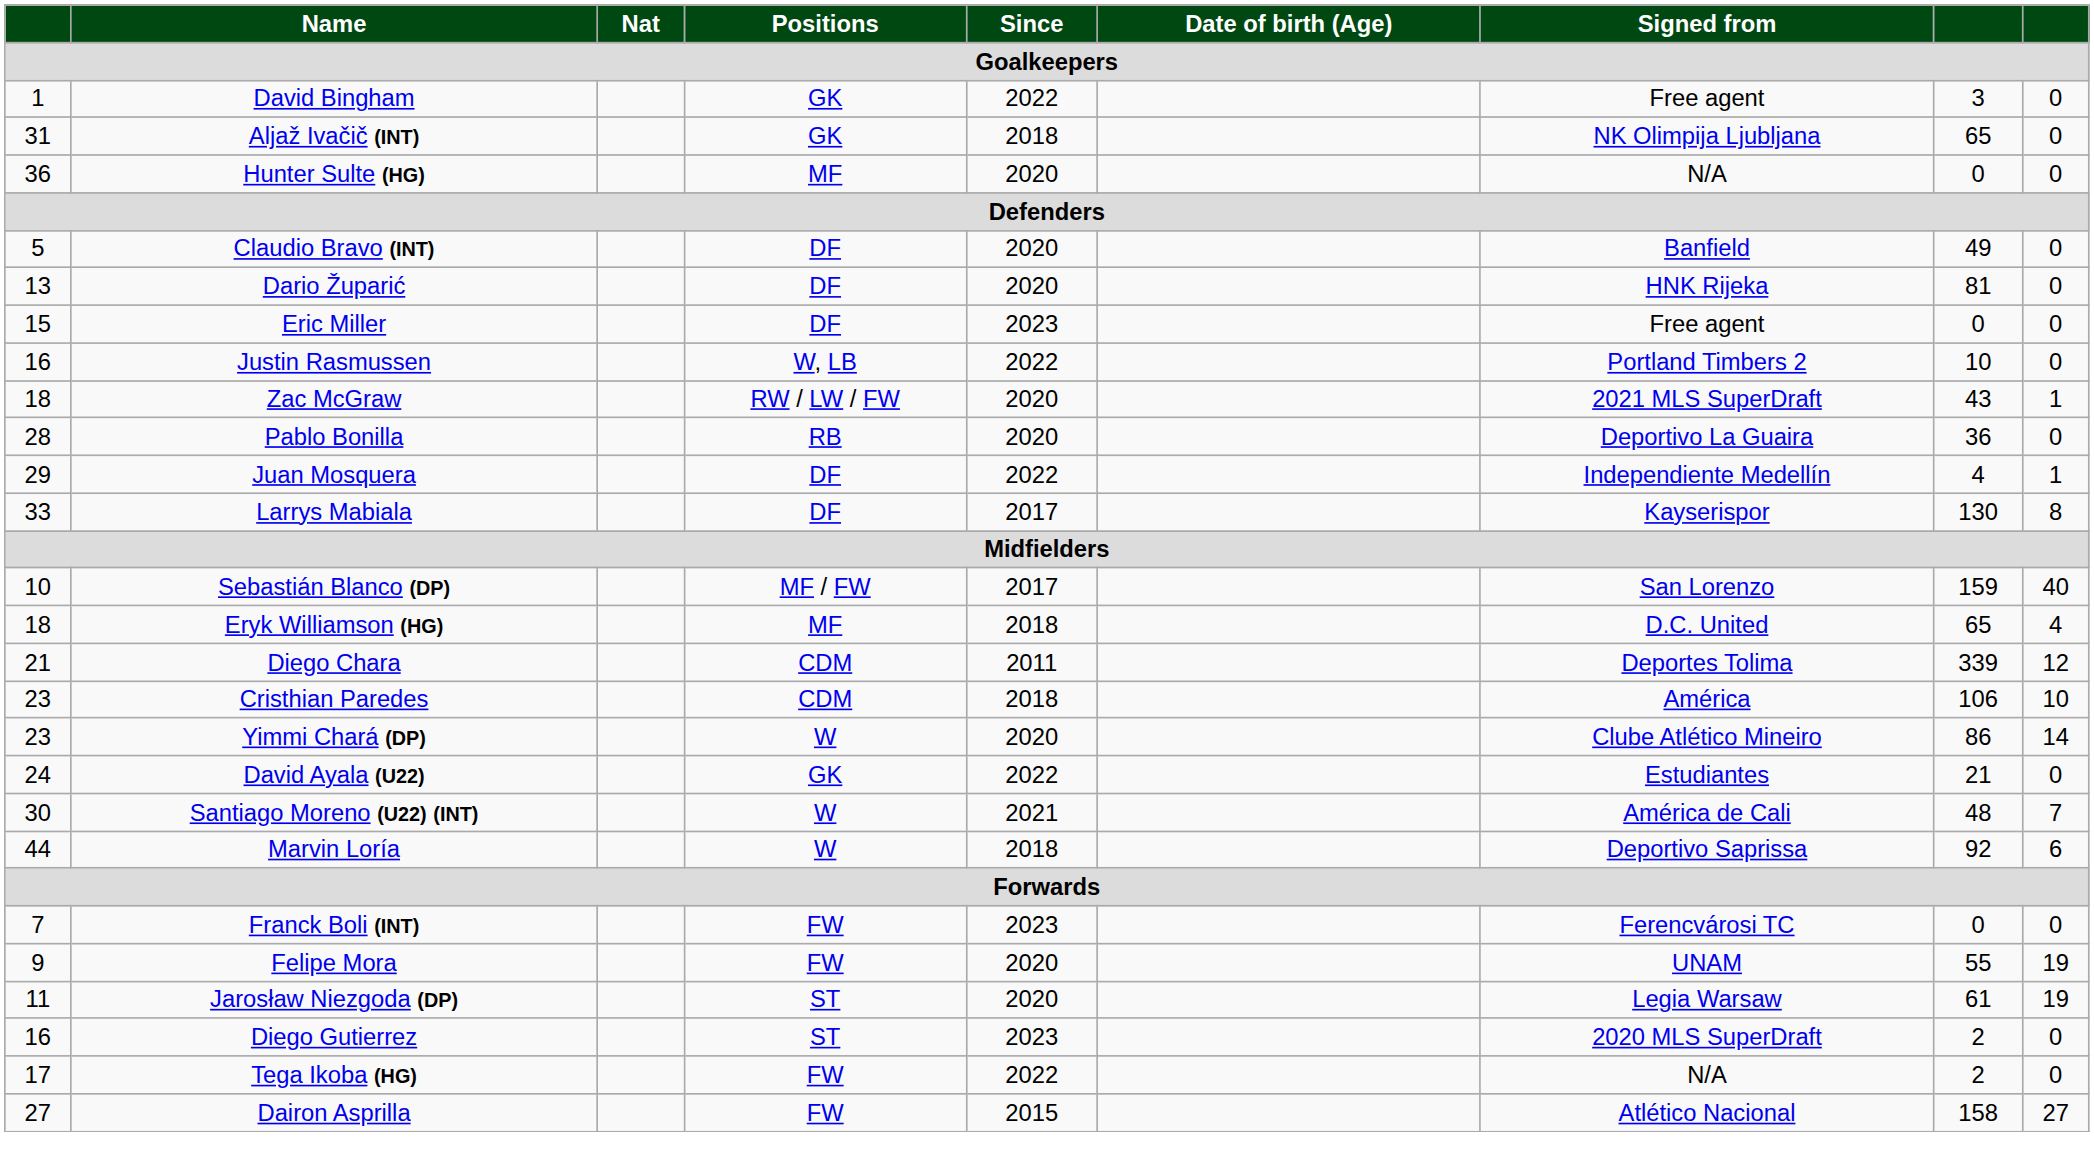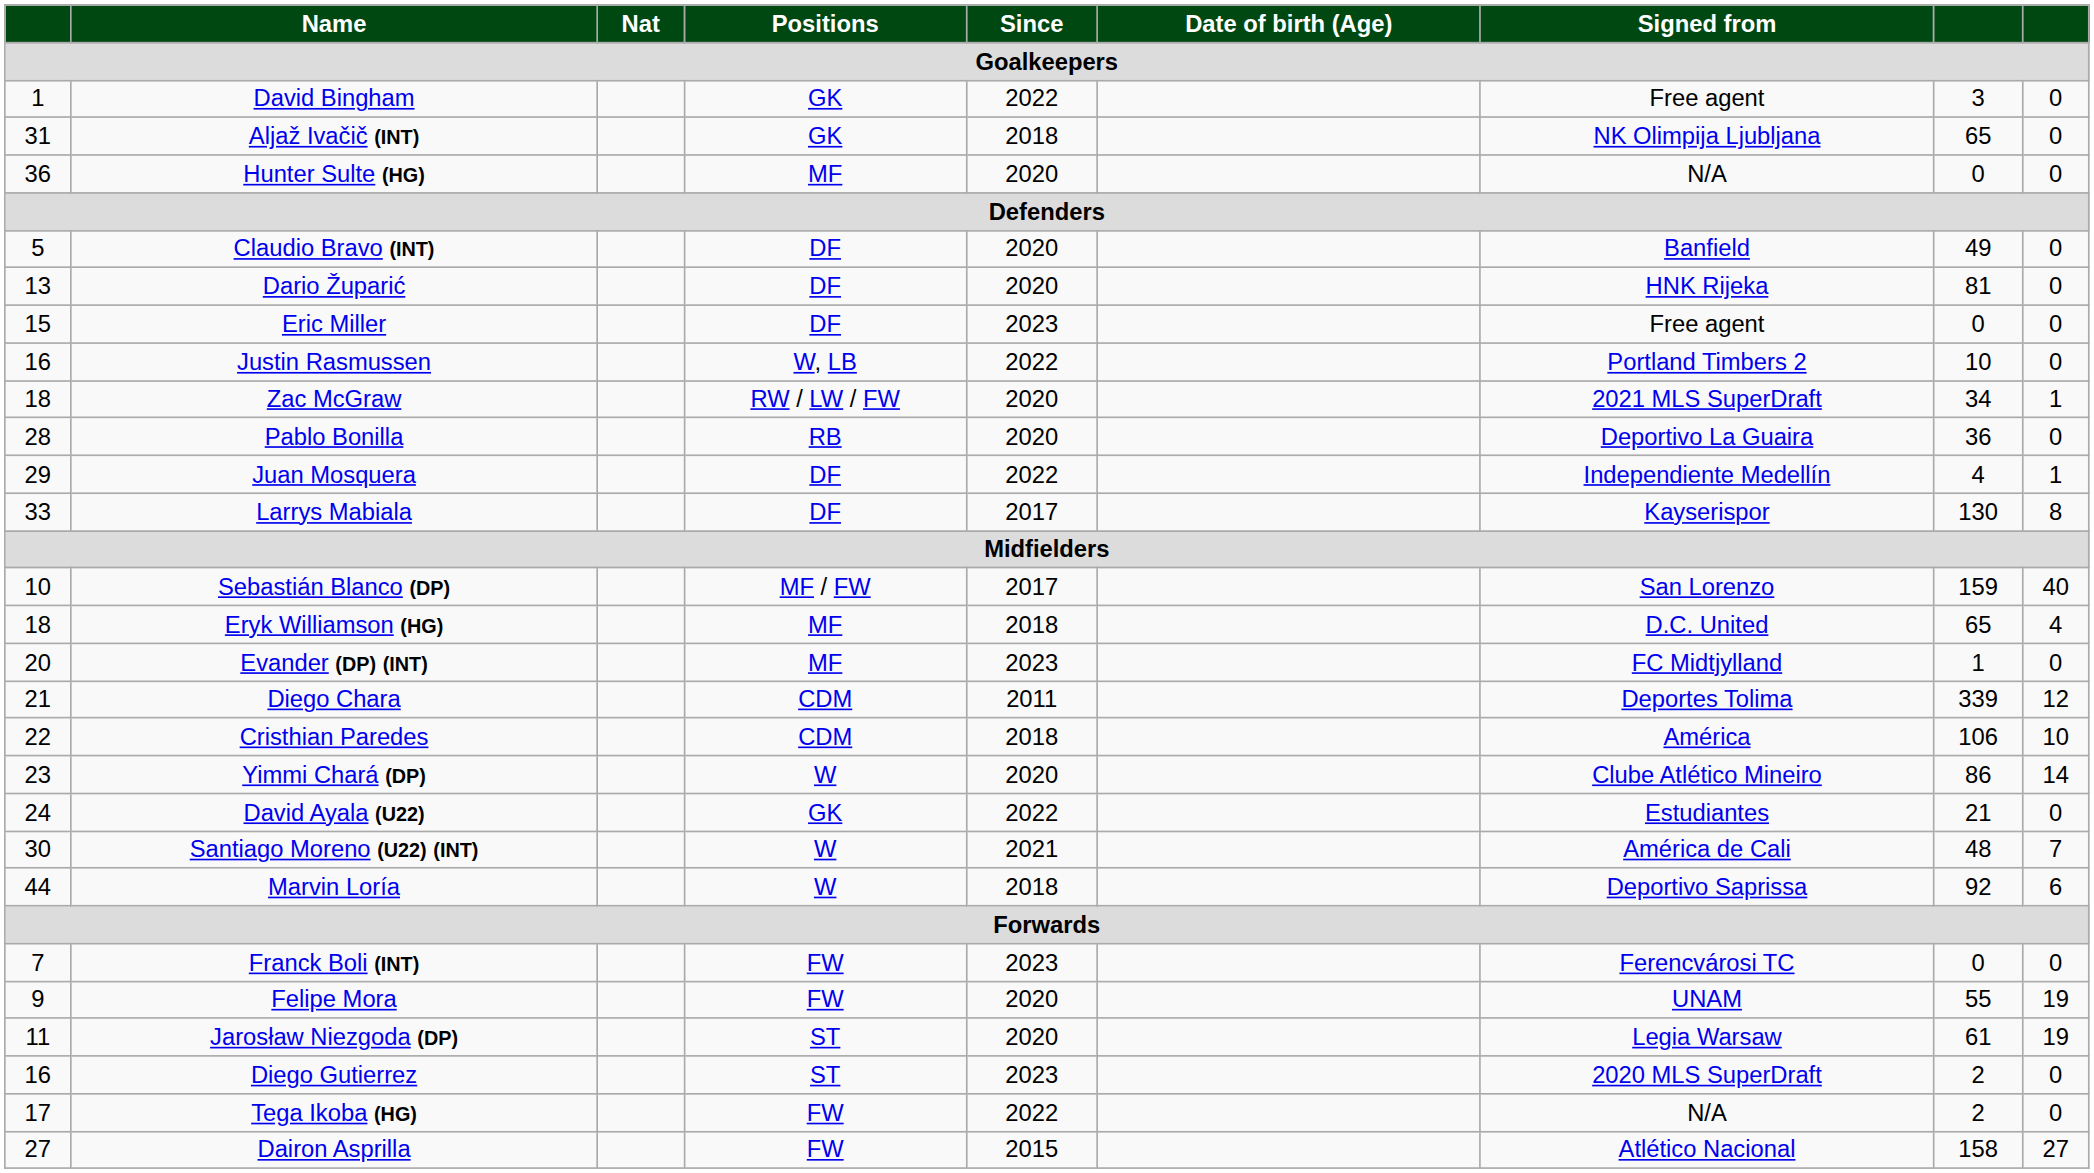(1978, 399) 43 -> (1978, 399) 34
+ row: (334, 662)
(38, 700) 23 -> (38, 737) 22
